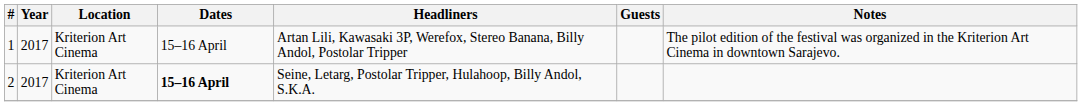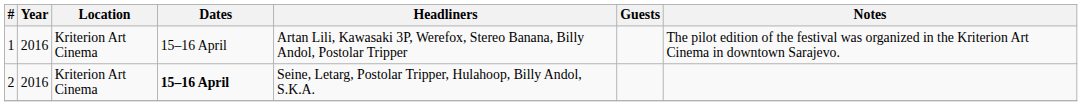(35, 44) 2017 -> (35, 44) 2016
(35, 82) 2017 -> (35, 82) 2016
